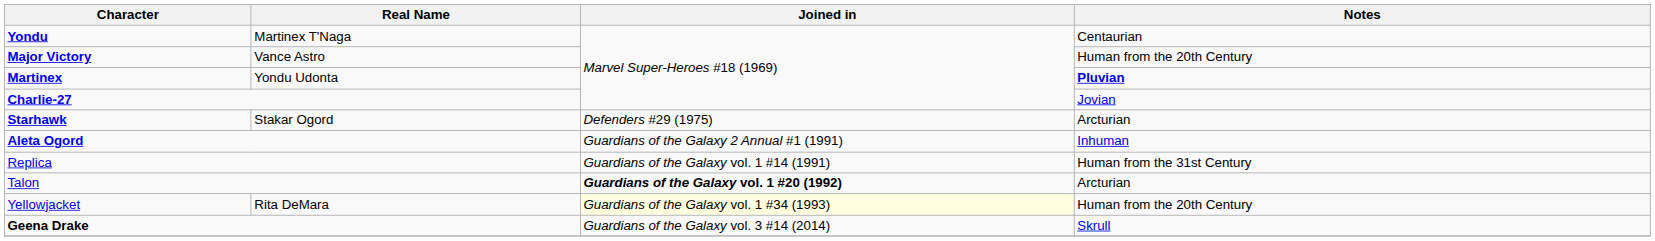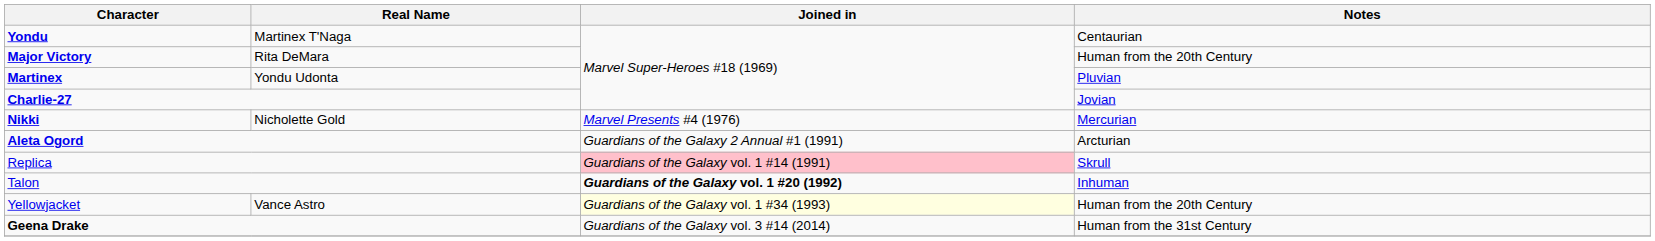(290, 57) Vance Astro -> (292, 57) Rita DeMara
(1101, 78) bold -> (1099, 78) normal
- row: (37, 120)
+ row: (23, 120)
(1103, 141) Inhuman -> (1104, 141) Arcturian
(707, 162) no background -> (707, 162) pink background
(1164, 162) Human from the 31st Century -> (1094, 162) Skrull
(1104, 183) Arcturian -> (1103, 183) Inhuman
(292, 204) Rita DeMara -> (290, 204) Vance Astro
(1094, 225) Skrull -> (1164, 225) Human from the 31st Century
